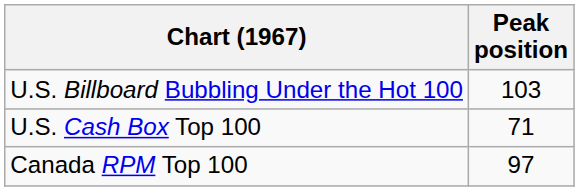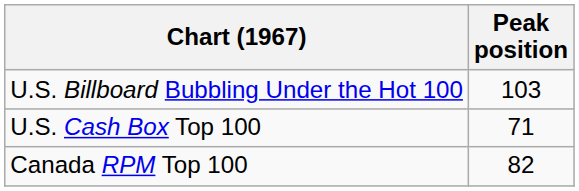(521, 165) 97 -> (521, 165) 82
